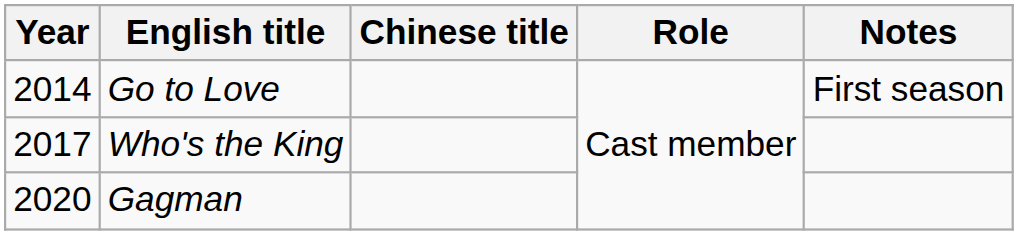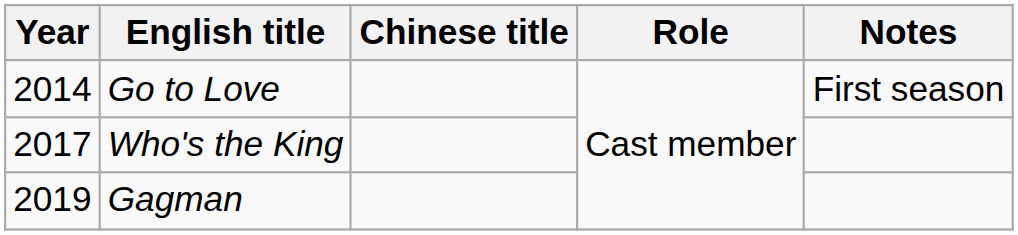(52, 199) 2020 -> (52, 199) 2019
